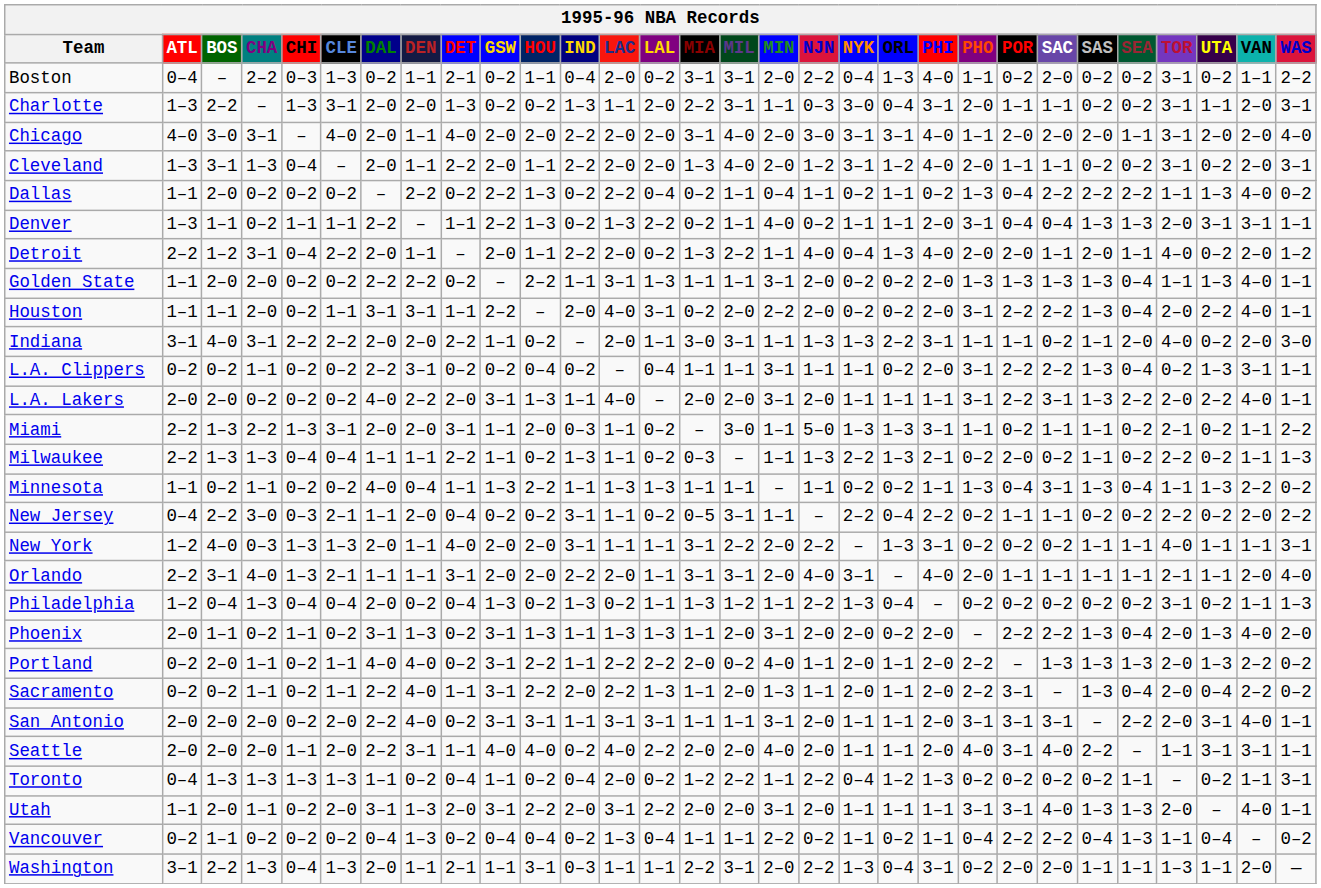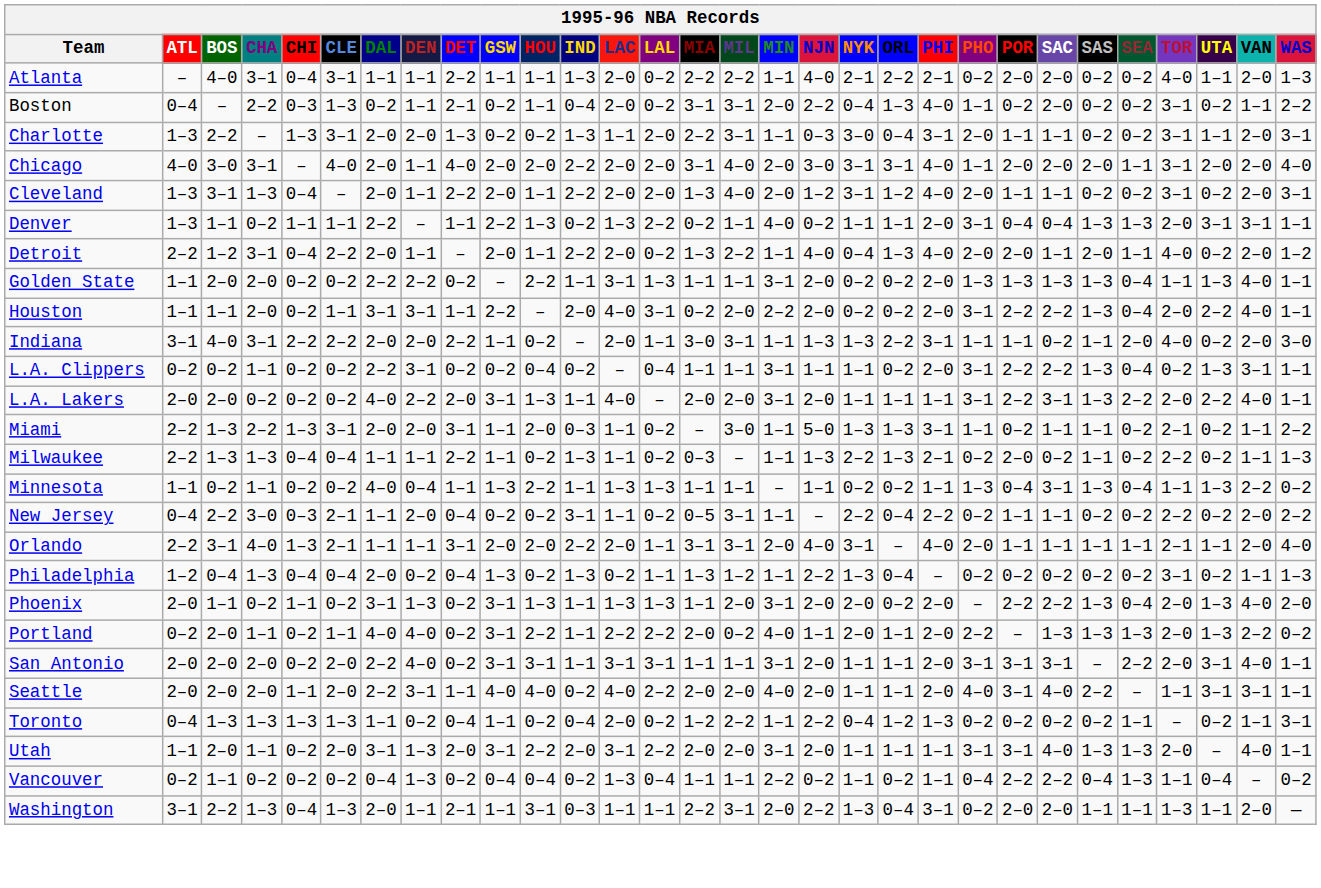+ row: (46, 78)
- row: (40, 195)
- row: (51, 546)
- row: (61, 693)
